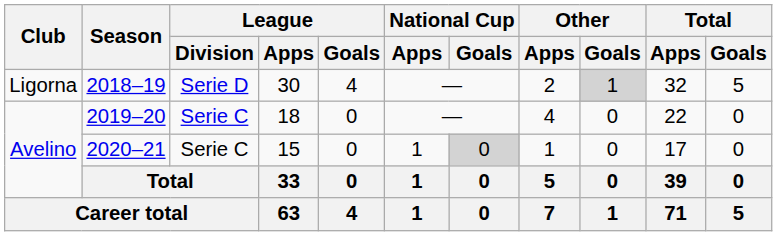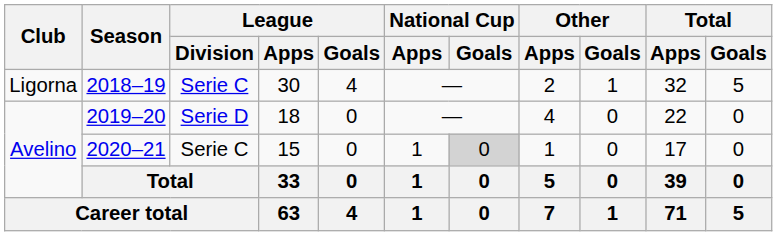(214, 85) Serie D -> (214, 85) Serie C
(612, 85) lightgrey background -> (612, 85) no background
(214, 117) Serie C -> (214, 117) Serie D
